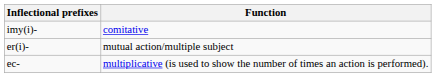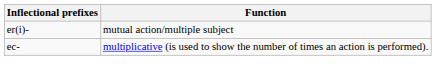- row: (22, 30)
